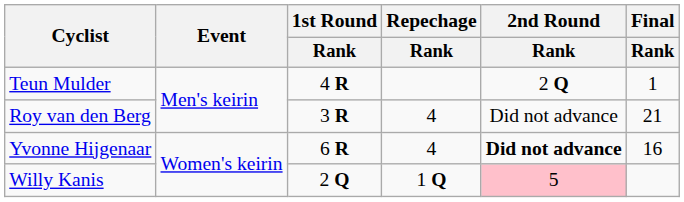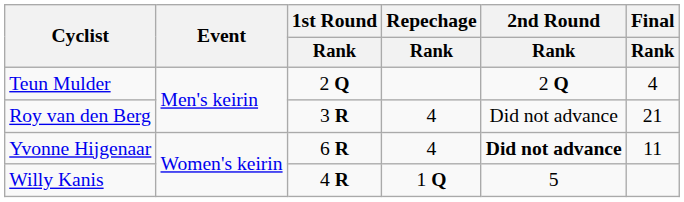(334, 83) 4 R -> (334, 83) 2 Q
(653, 83) 1 -> (653, 83) 4
(653, 148) 16 -> (653, 148) 11
(334, 180) 2 Q -> (334, 180) 4 R
(554, 180) pink background -> (554, 180) no background
